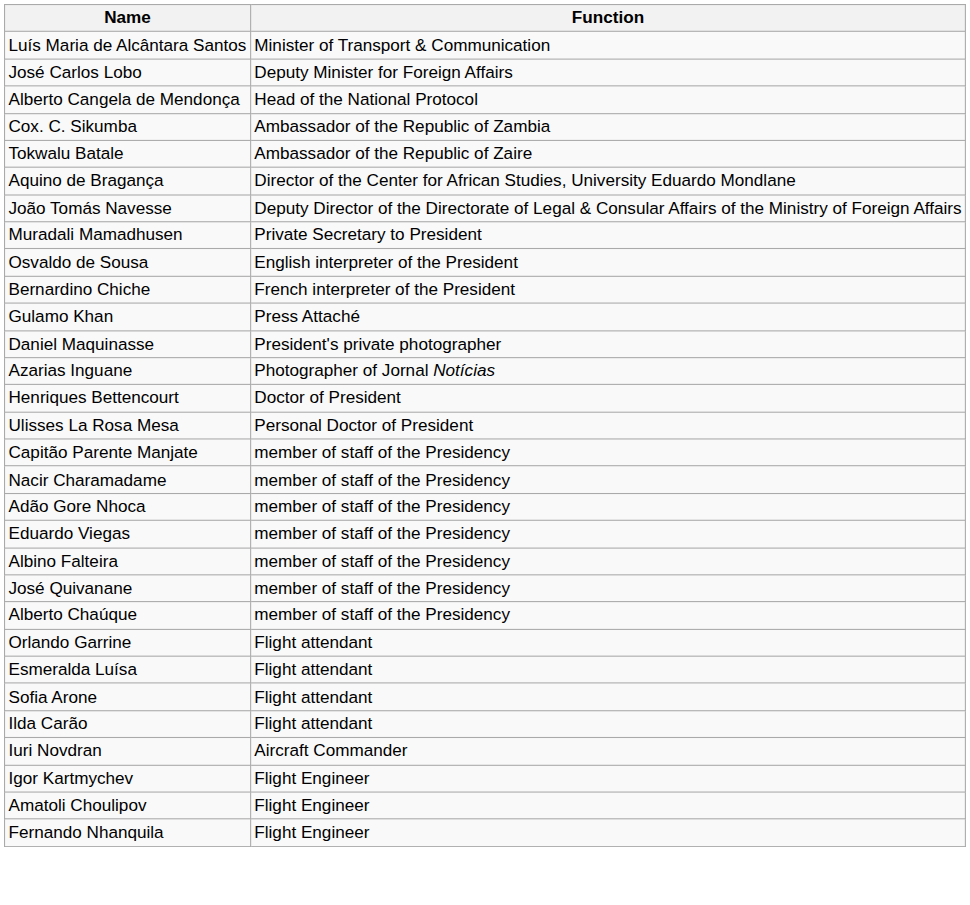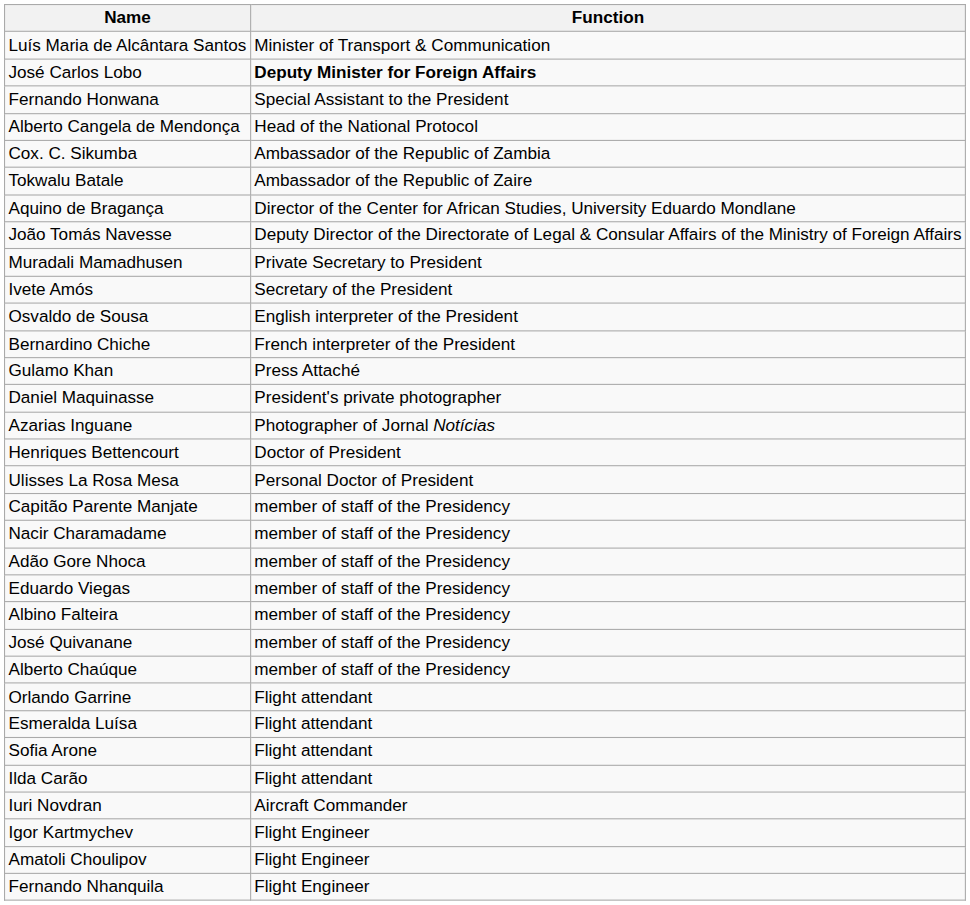(384, 72) normal -> (395, 72) bold
+ row: (84, 99)
+ row: (51, 289)
